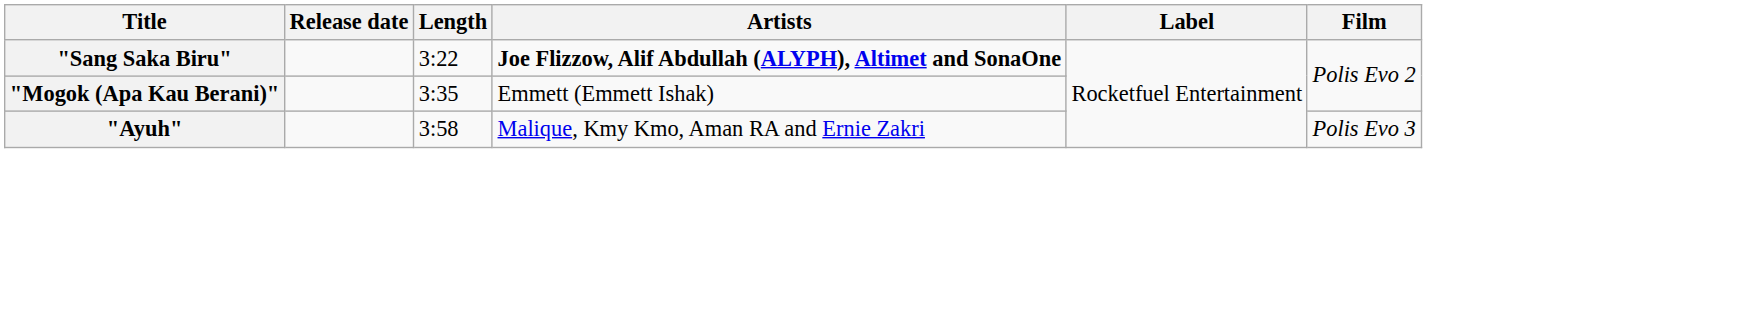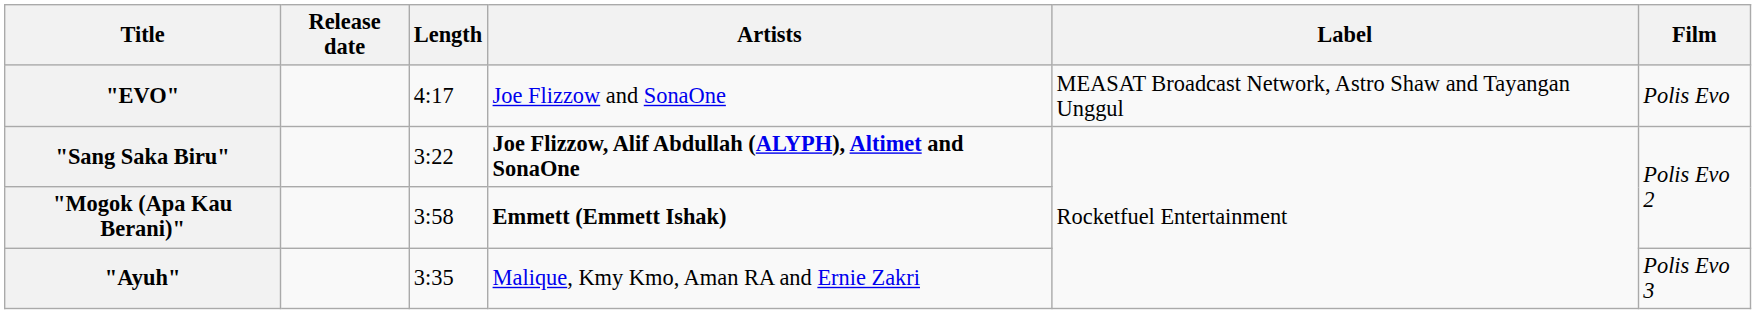+ row: (143, 95)
(439, 93) 3:35 -> (434, 217) 3:58
(606, 93) normal -> (610, 217) bold
(439, 128) 3:58 -> (434, 277) 3:35
